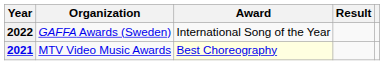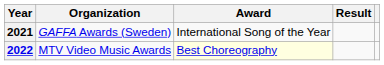(20, 32) 2022 -> (20, 32) 2021
(20, 50) 2021 -> (20, 50) 2022
